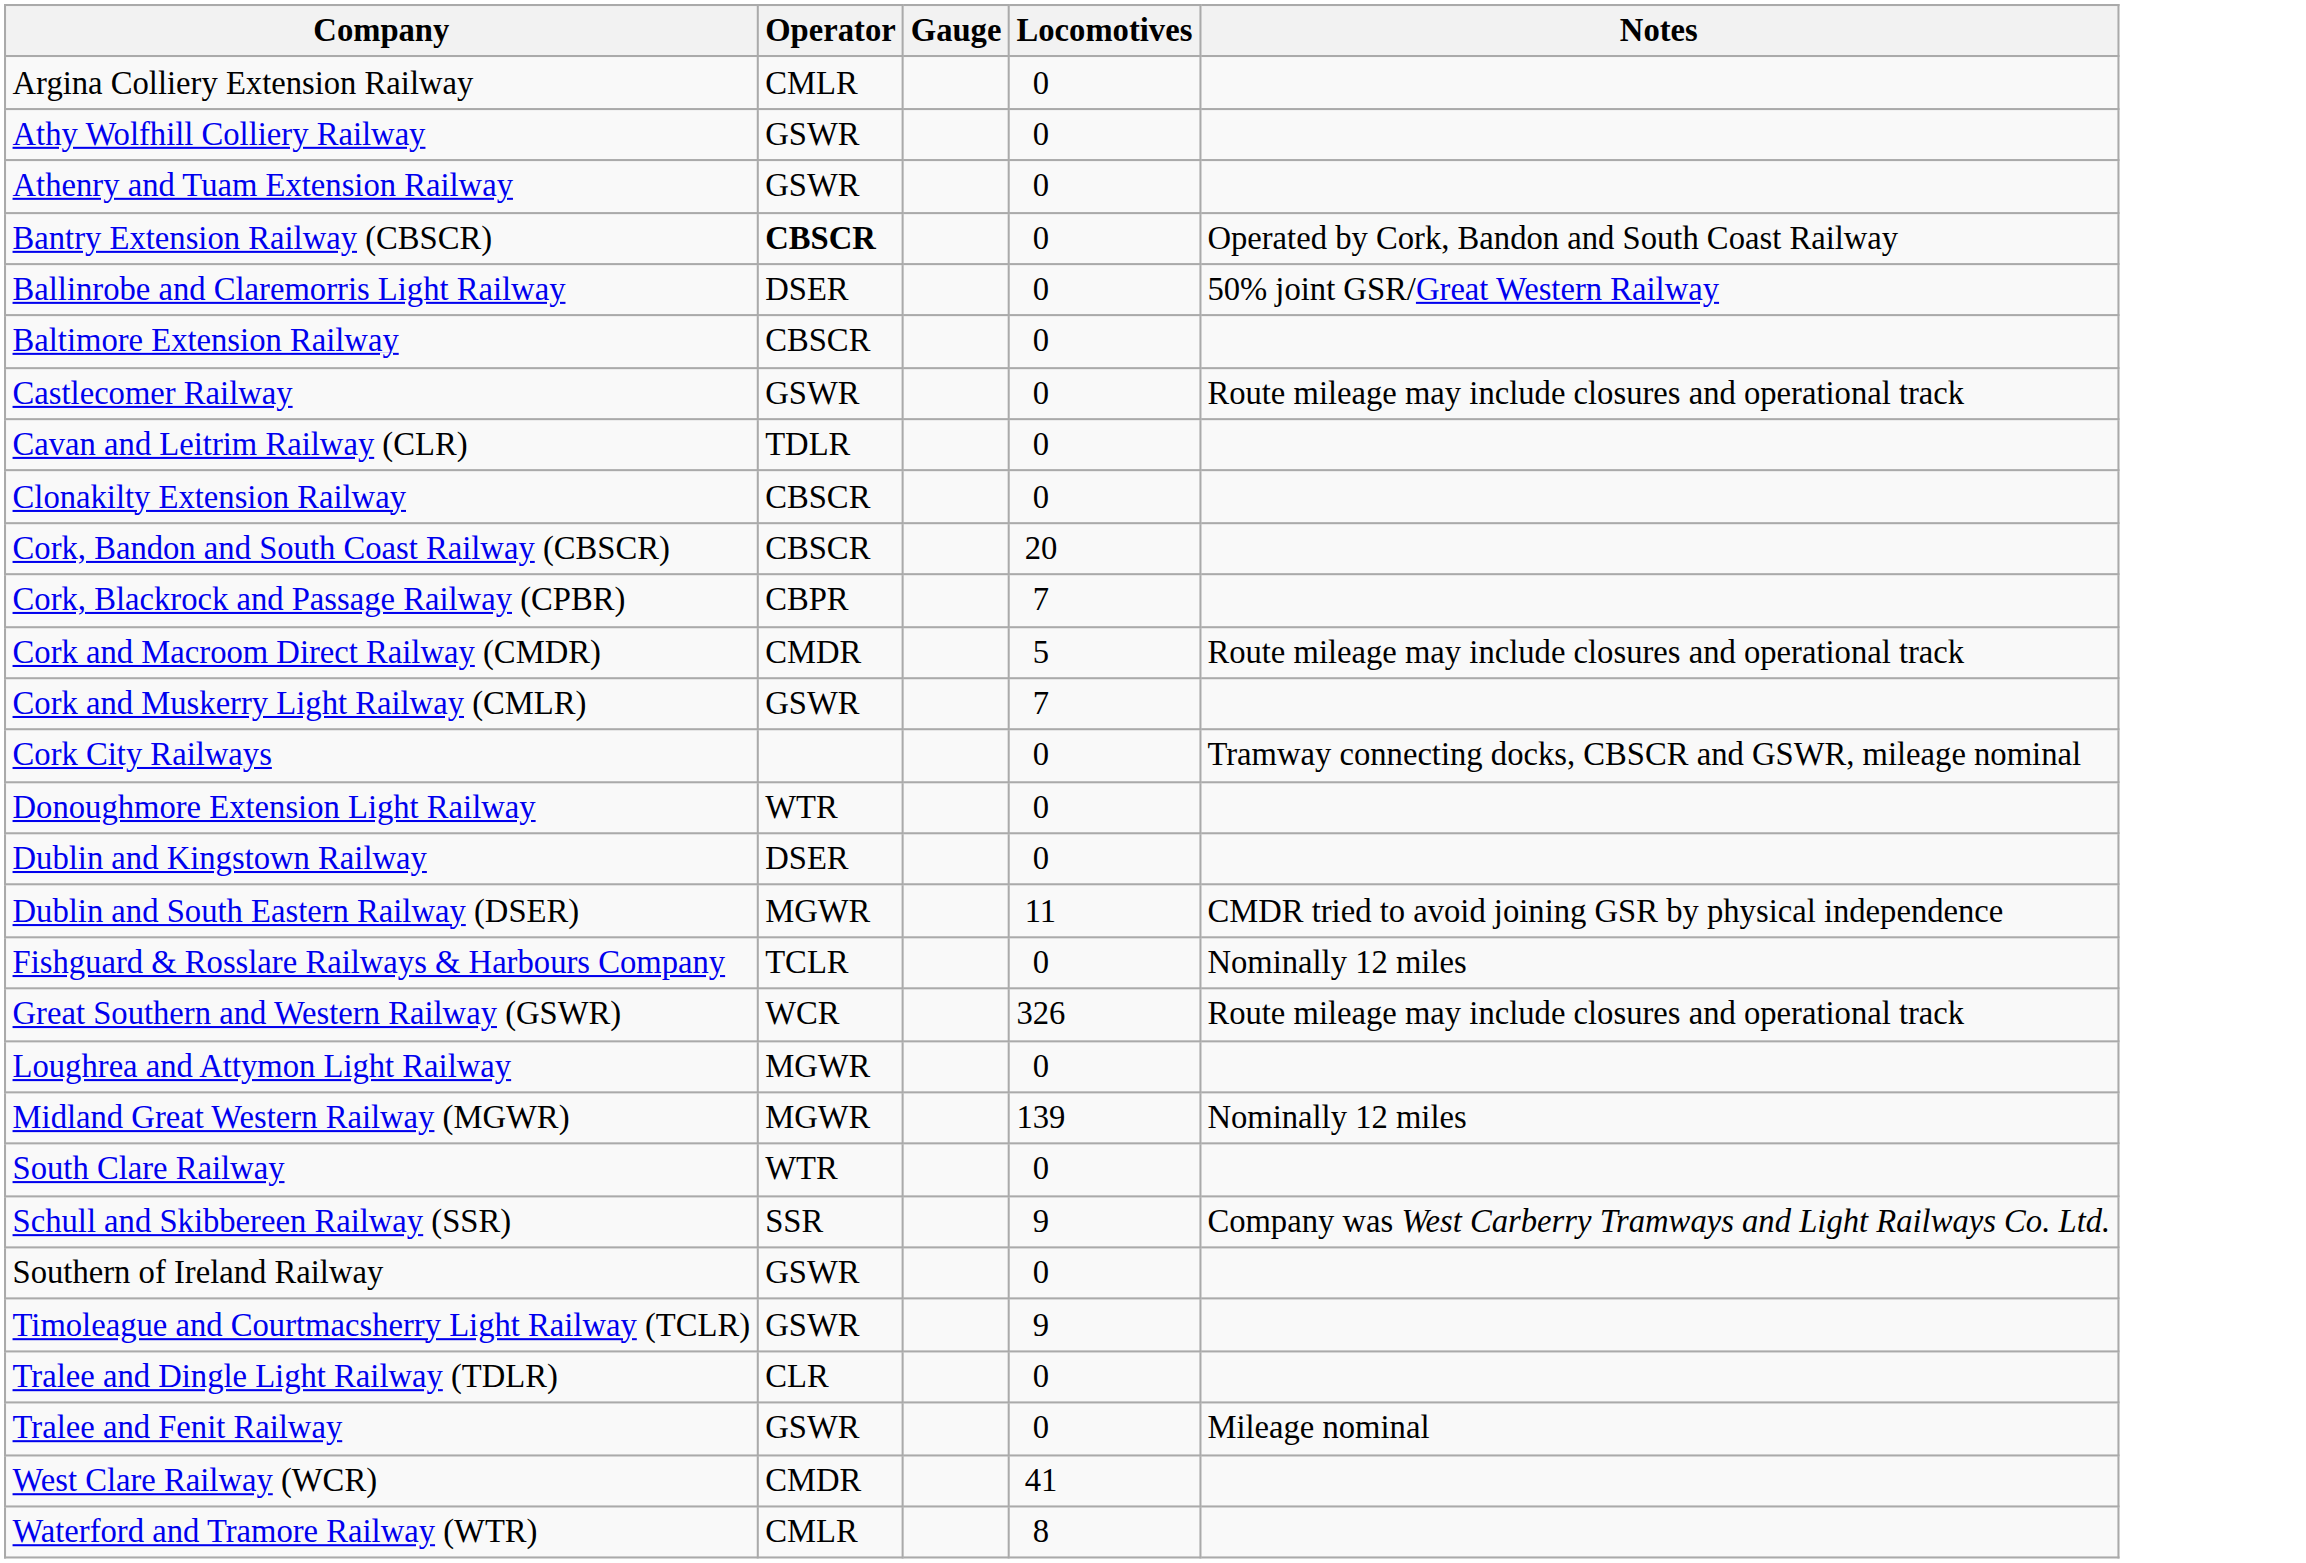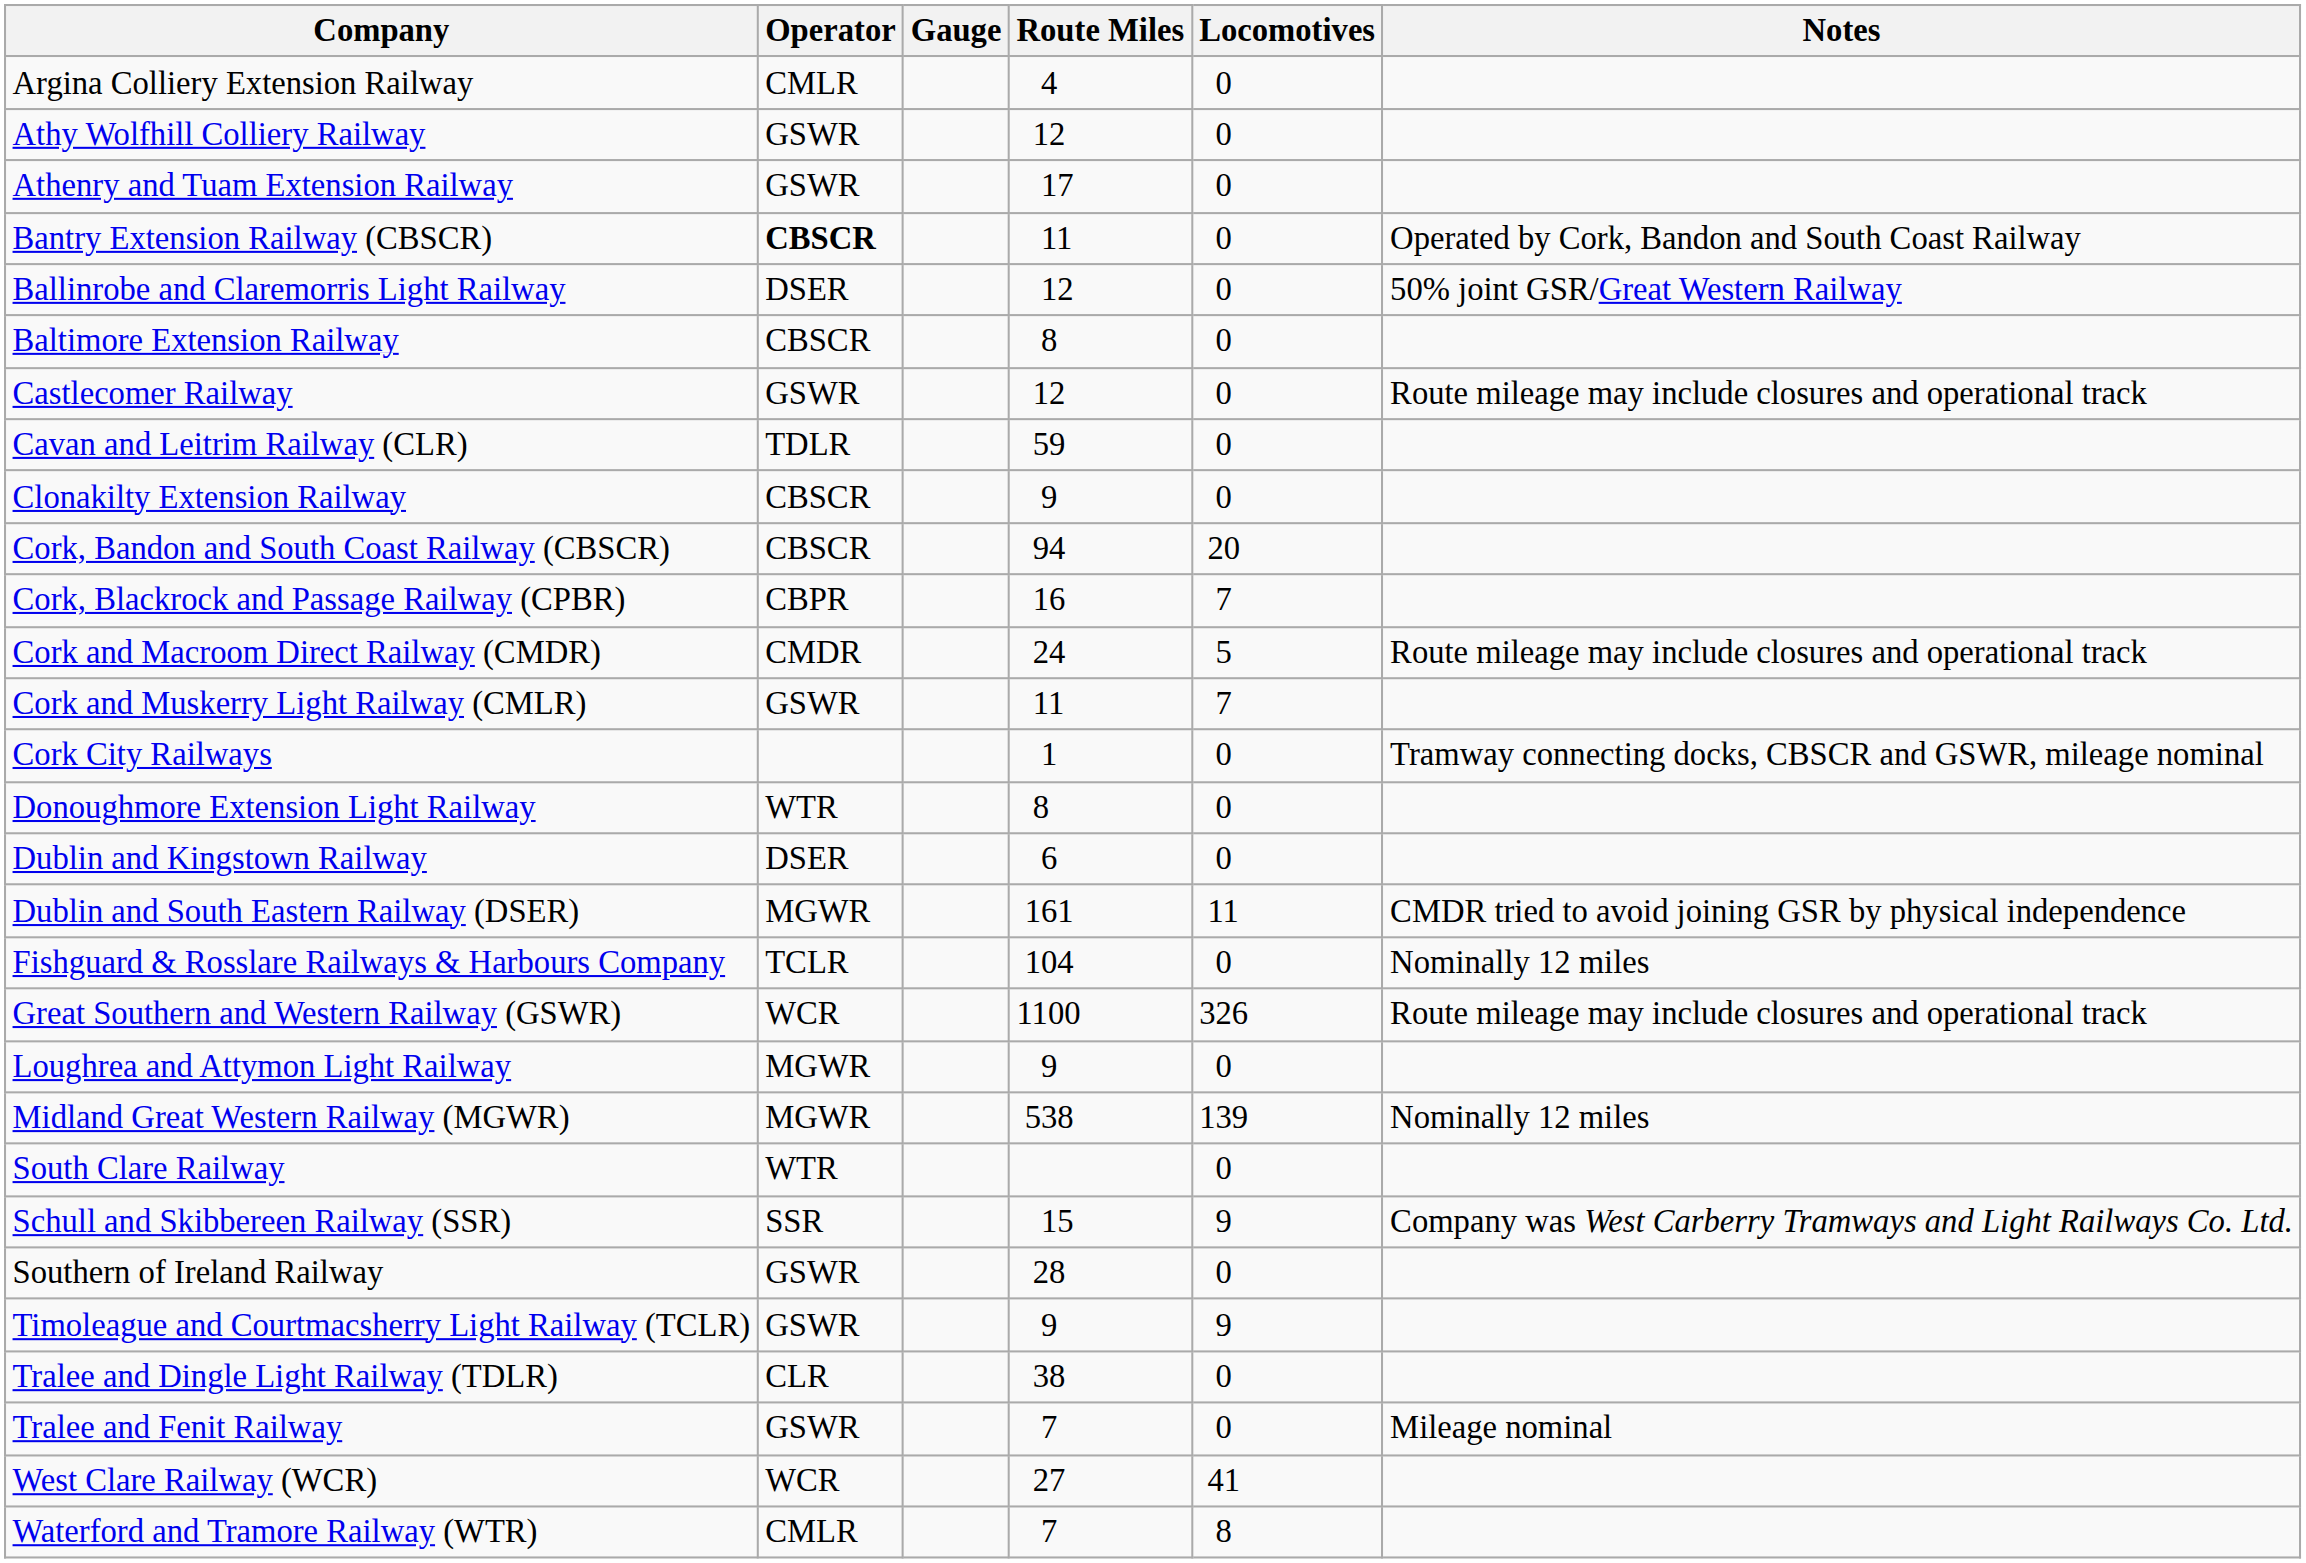+ column: (1100, 30)
(813, 1479) CMDR -> (802, 1479) WCR
